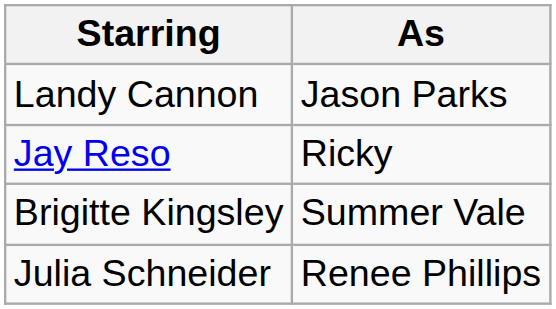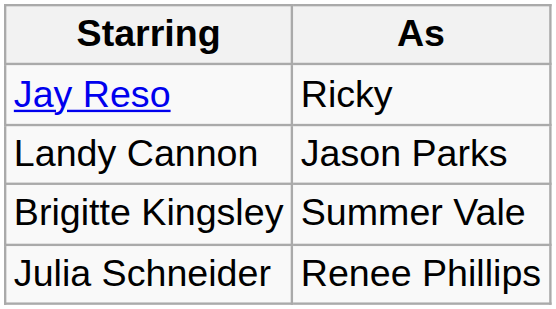rows swapped: (136, 93) <-> (92, 153)
